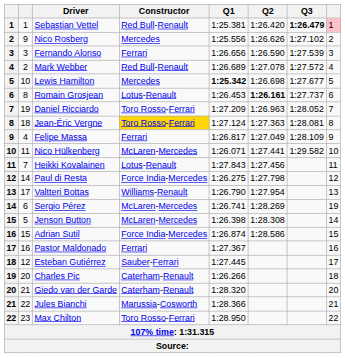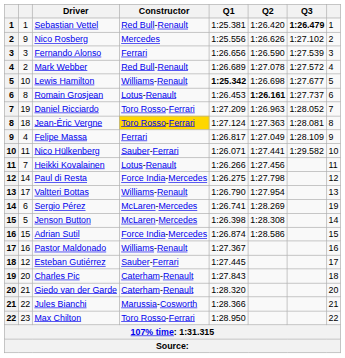(331, 25) pink background -> (331, 25) no background
(141, 81) Mercedes -> (154, 81) Williams-Renault
(159, 150) McLaren-Mercedes -> (150, 150) Sauber-Ferrari
(228, 164) 1:27.843 -> (228, 164) 1:26.266
(134, 248) Ferrari -> (154, 248) Williams-Renault
(228, 276) 1:26.266 -> (228, 276) 1:27.843
